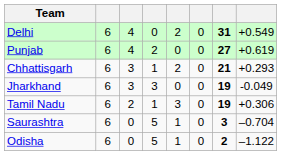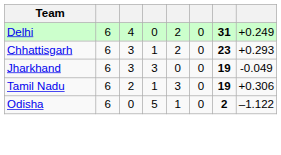(256, 31) +0.549 -> (256, 31) +0.249
- row: (25, 50)
(224, 68) 21 -> (224, 50) 23
- row: (35, 123)
